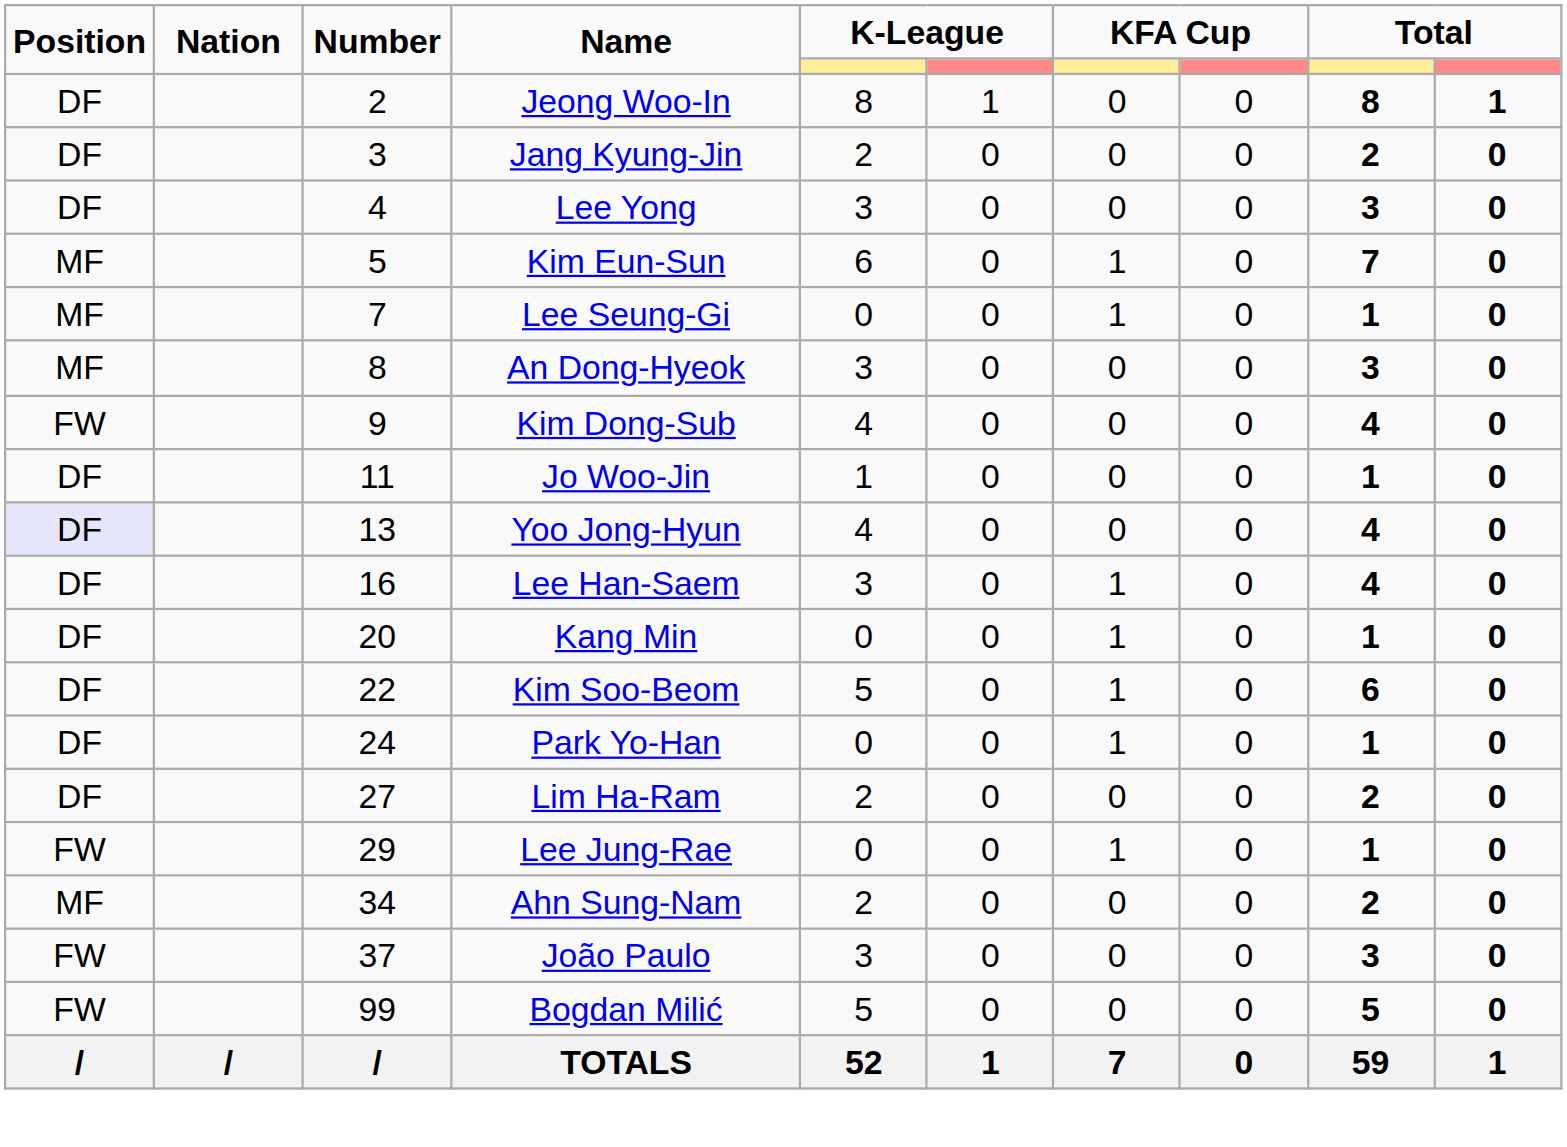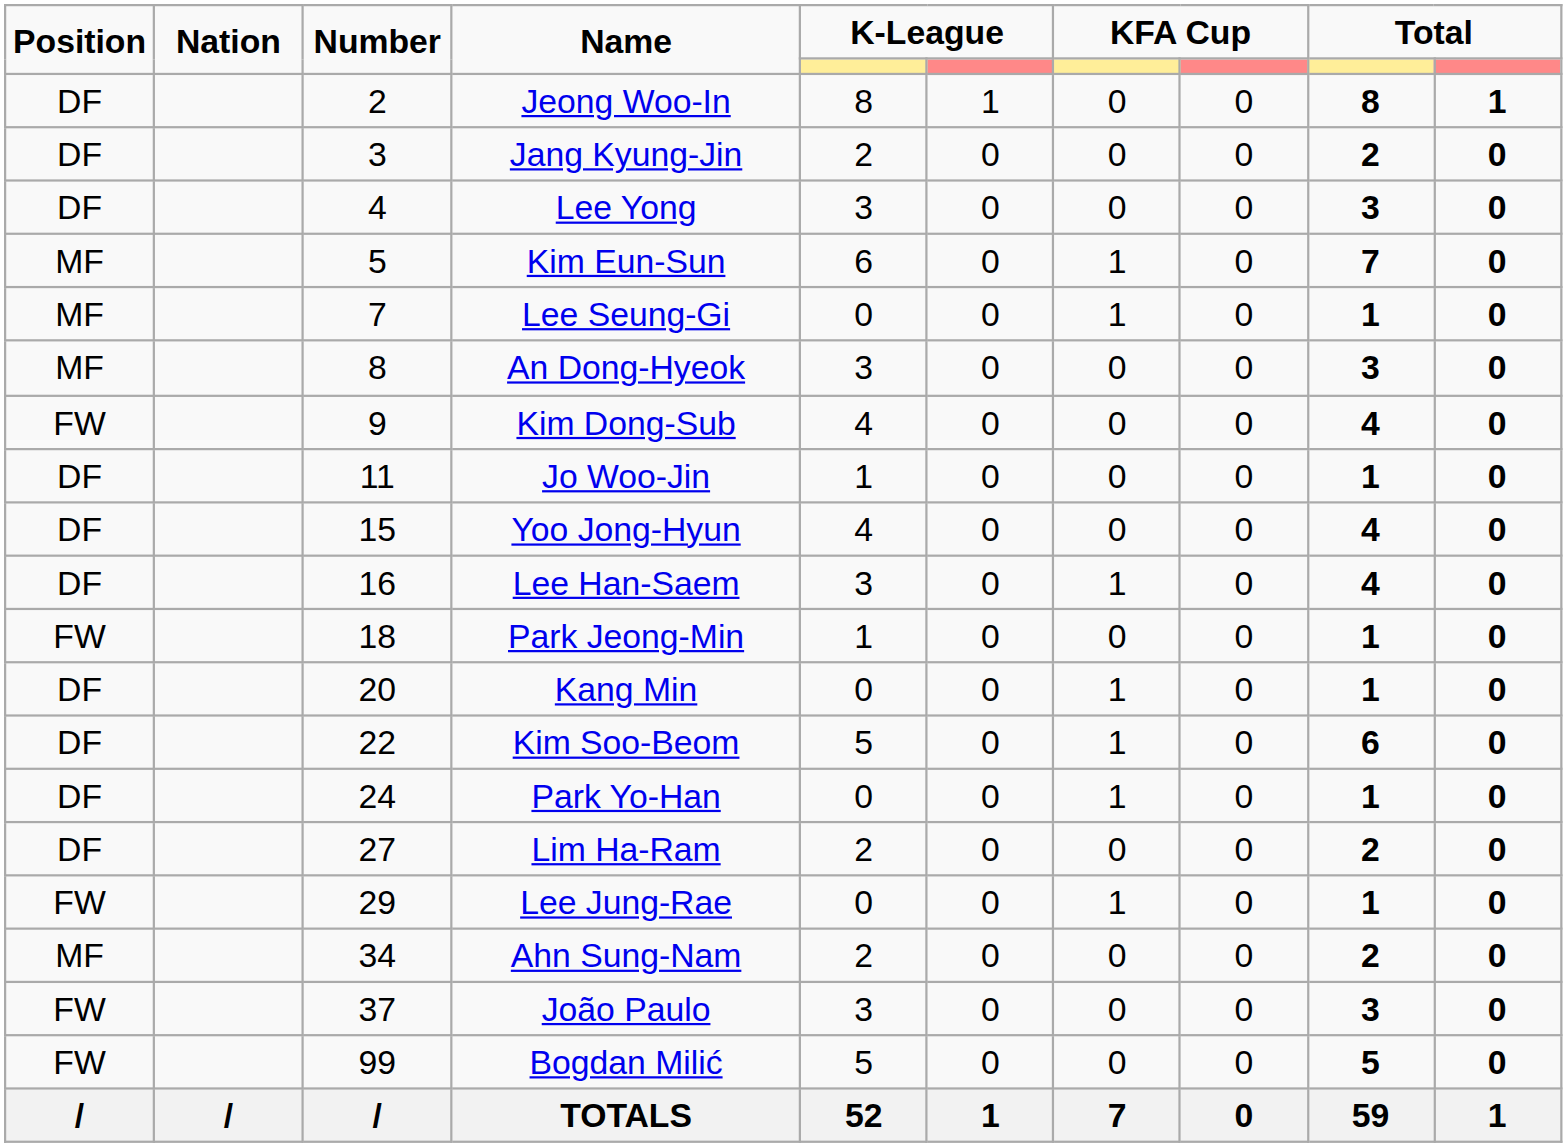(80, 528) lavender background -> (80, 528) no background
(377, 528) 13 -> (377, 528) 15
+ row: (626, 635)
